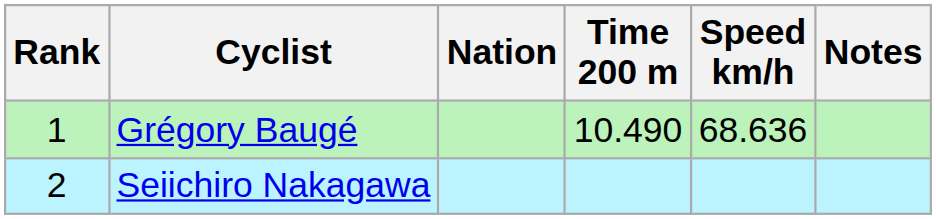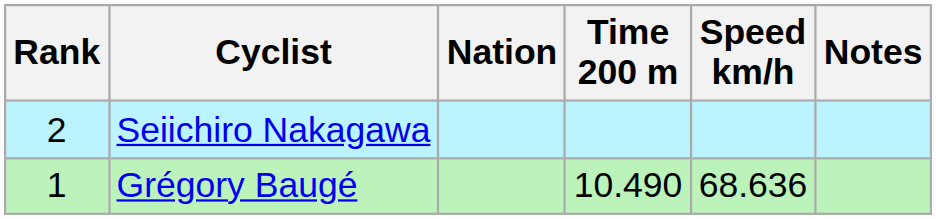rows swapped: (237, 128) <-> (273, 185)
